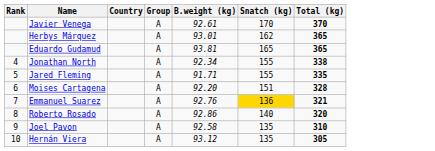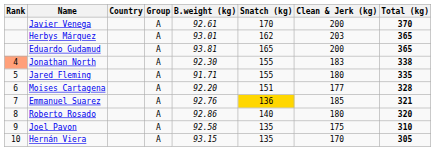+ column: (337, 11)
(16, 62) no background -> (16, 62) lightsalmon background
(205, 62) 92.34 -> (205, 62) 92.30
(205, 140) 93.12 -> (205, 140) 93.15
